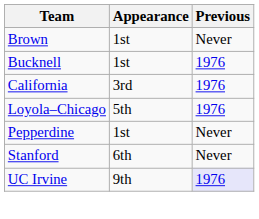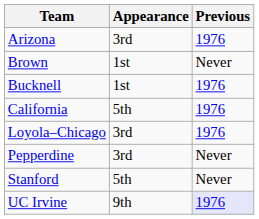+ row: (32, 39)
(123, 86) 3rd -> (122, 109) 5th
(122, 109) 5th -> (123, 132) 3rd
(121, 132) 1st -> (123, 156) 3rd
(122, 156) 6th -> (122, 179) 5th
